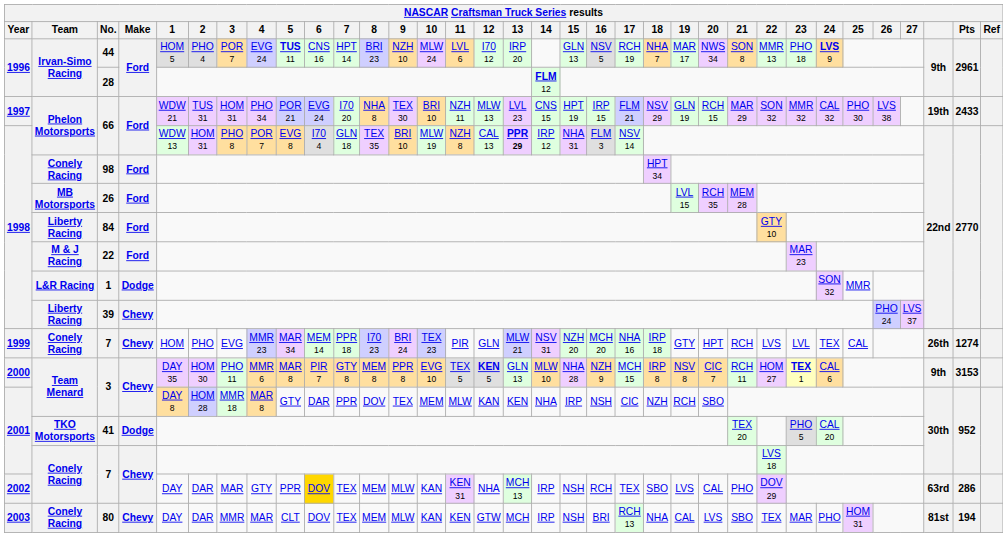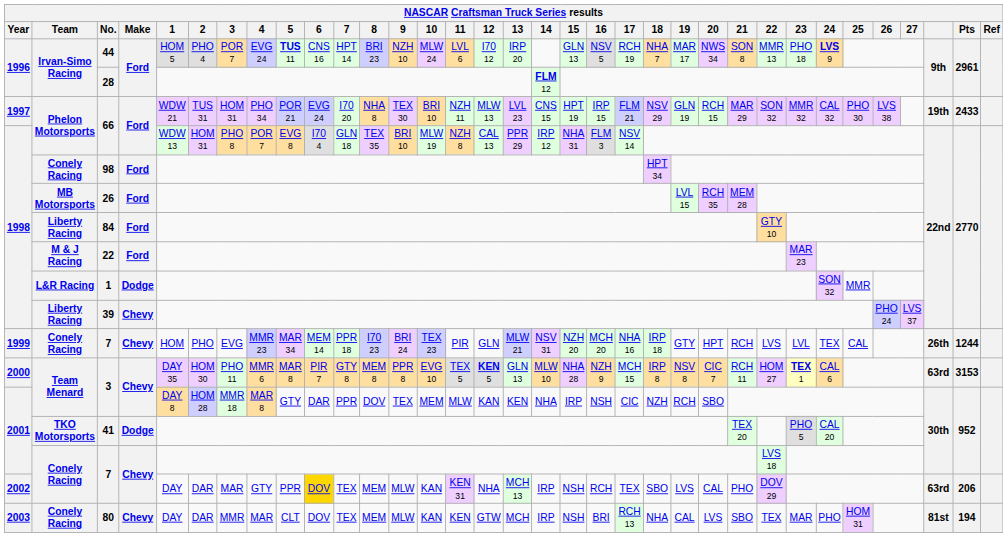(518, 140) bold -> (518, 140) normal
(967, 343) 1274 -> (967, 343) 1244
(938, 373) 9th -> (938, 373) 63rd
(967, 489) 286 -> (967, 489) 206
